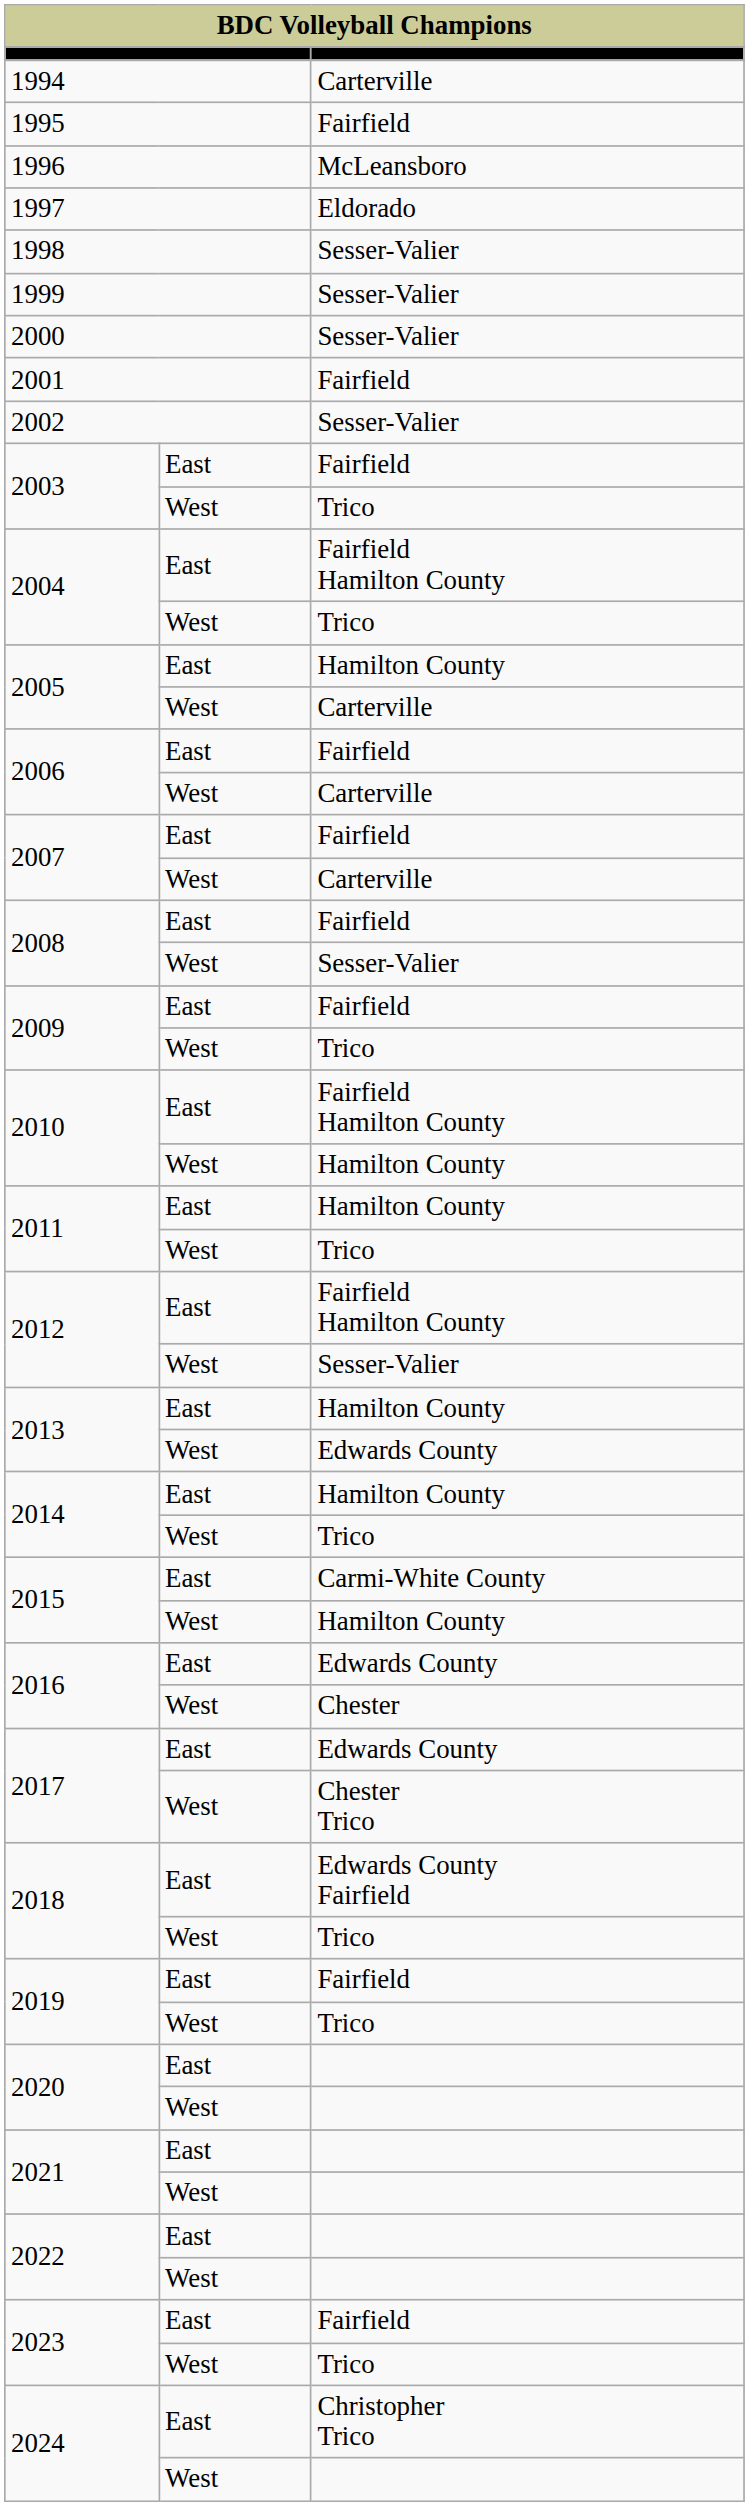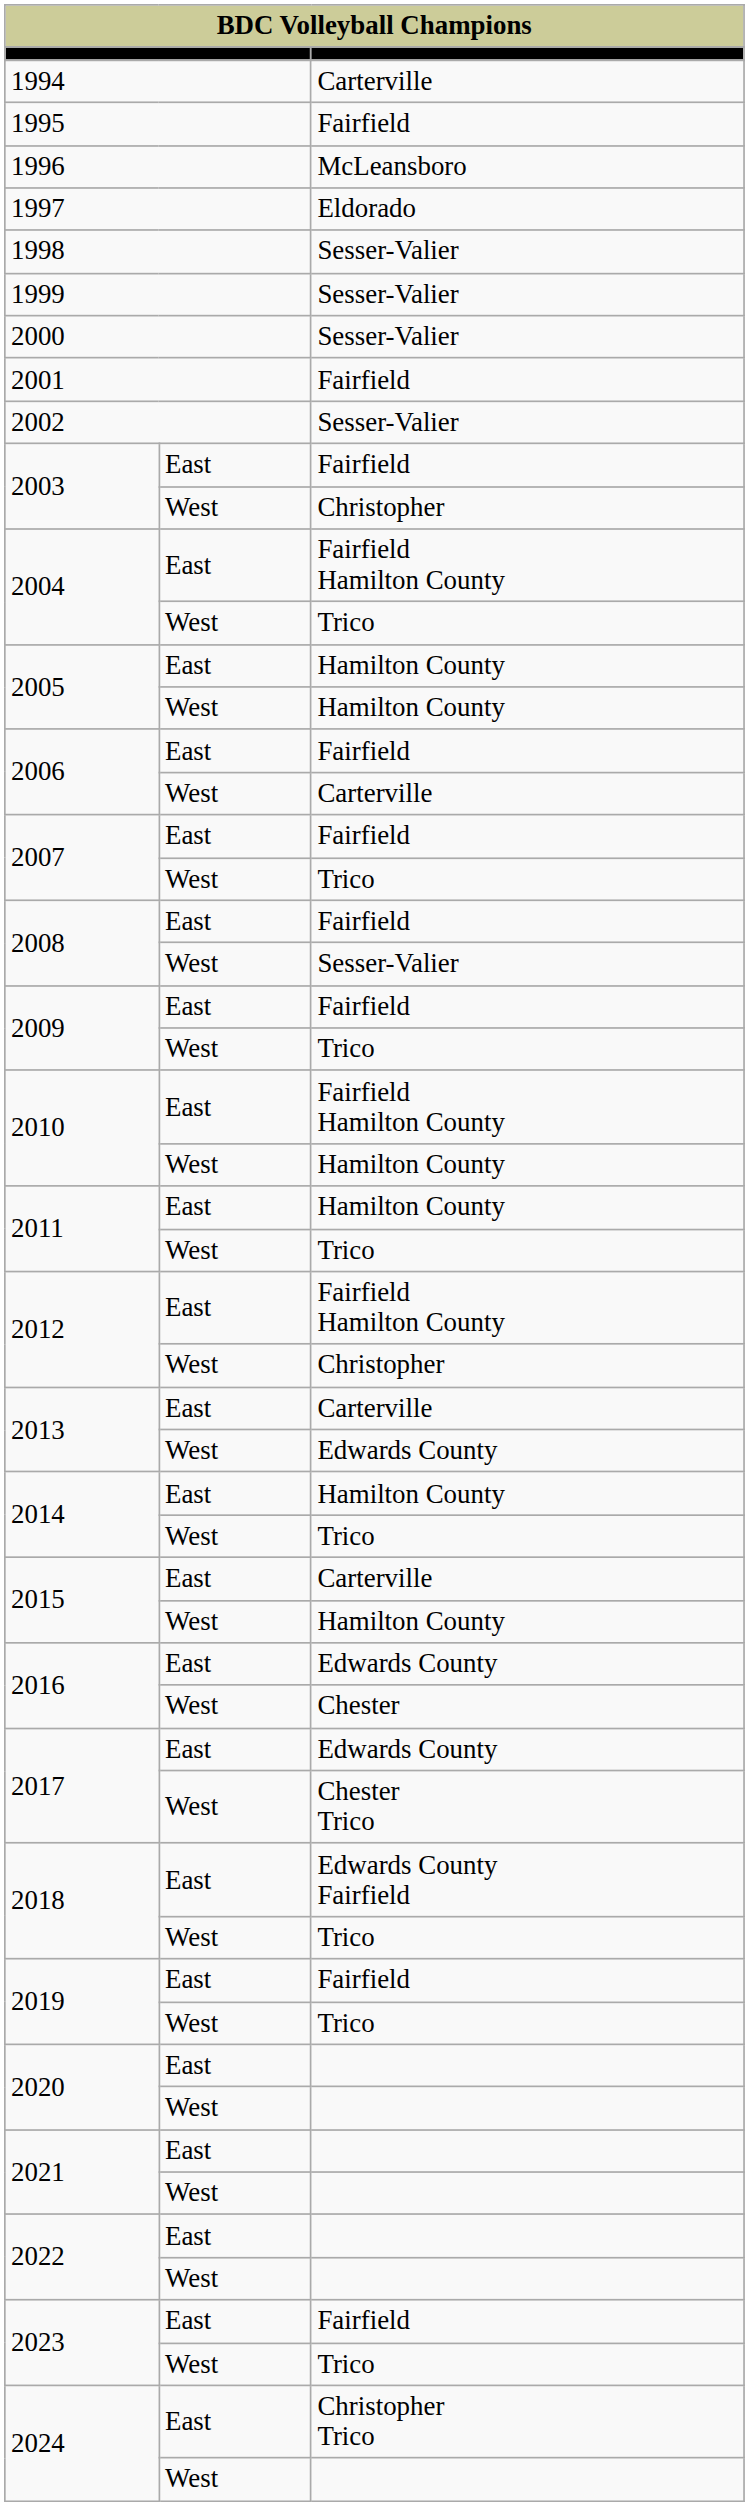(346, 507) Trico -> (381, 507) Christopher
(375, 707) Carterville -> (411, 707) Hamilton County
(375, 878) Carterville -> (346, 878) Trico
(388, 1365) Sesser-Valier -> (381, 1365) Christopher
(411, 1407) Hamilton County -> (375, 1407) Carterville
(431, 1578) Carmi-White County -> (375, 1578) Carterville
